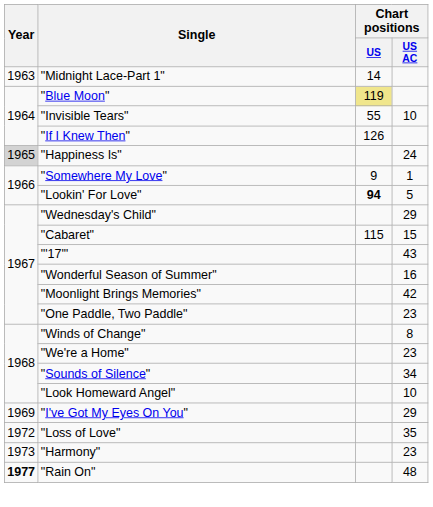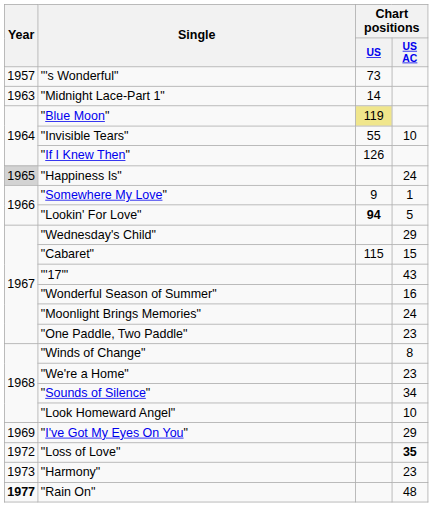+ row: (80, 76)
(410, 294) 42 -> (410, 314) 24
(410, 432) normal -> (410, 452) bold
